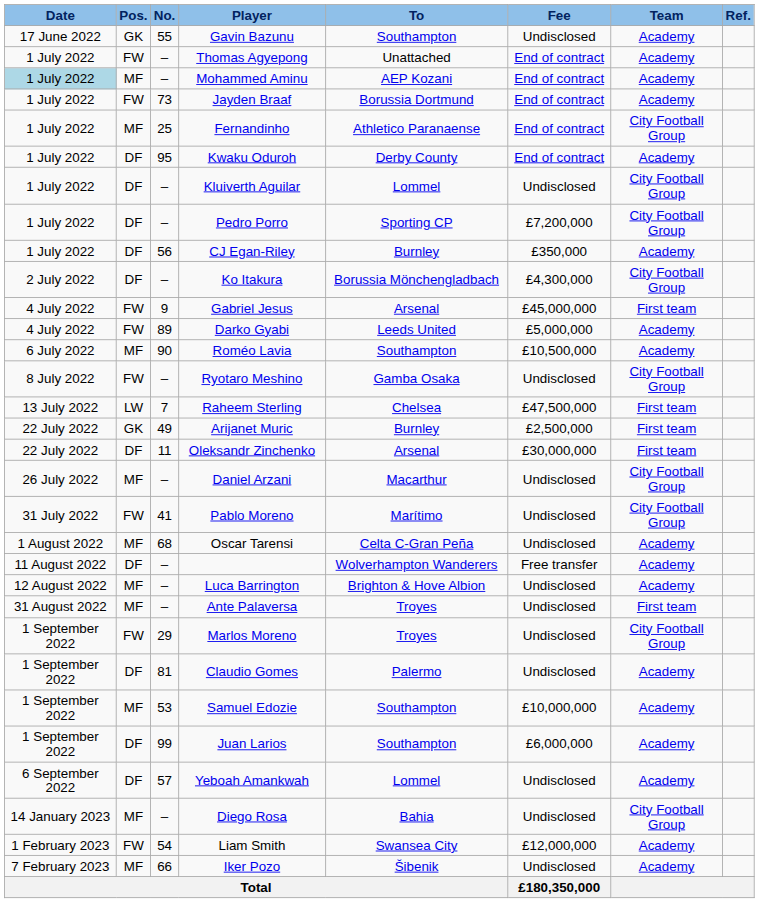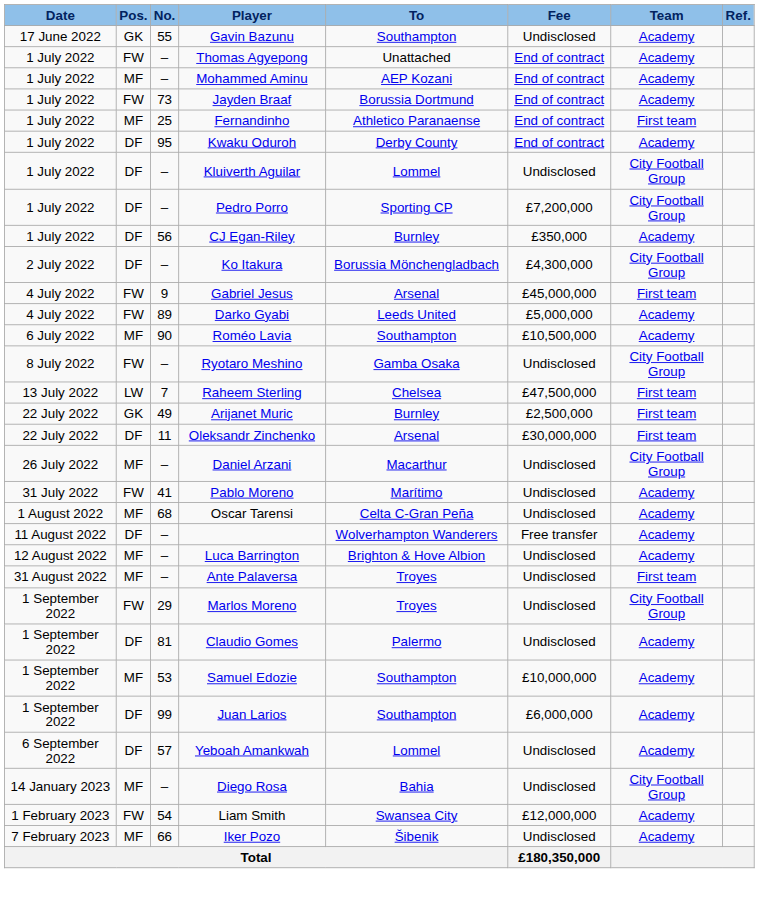(60, 79) lightblue background -> (60, 79) no background
(667, 129) City Football Group -> (667, 121) First team
(667, 515) City Football Group -> (667, 492) Academy
